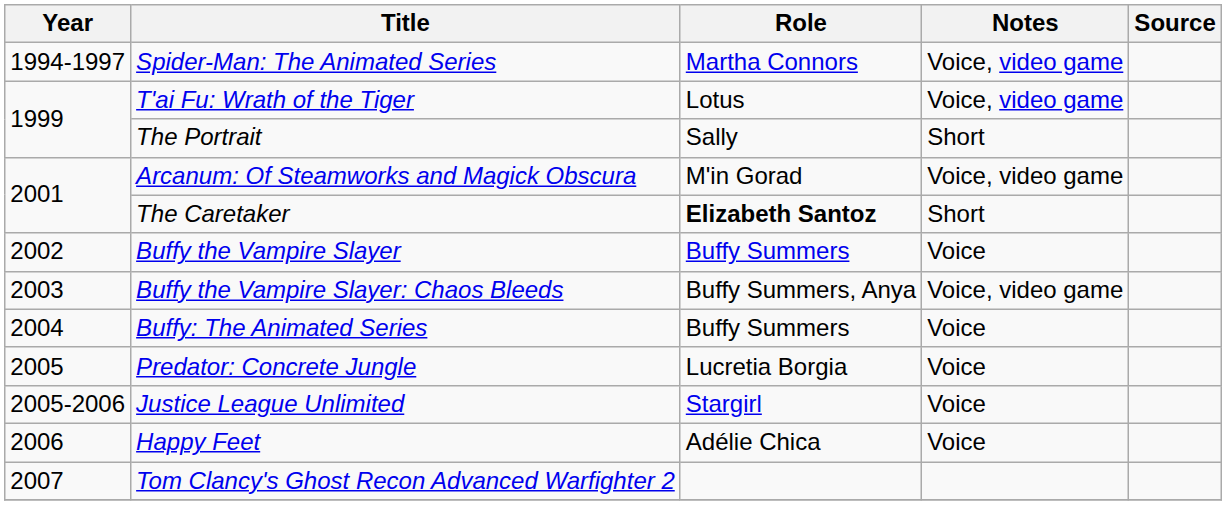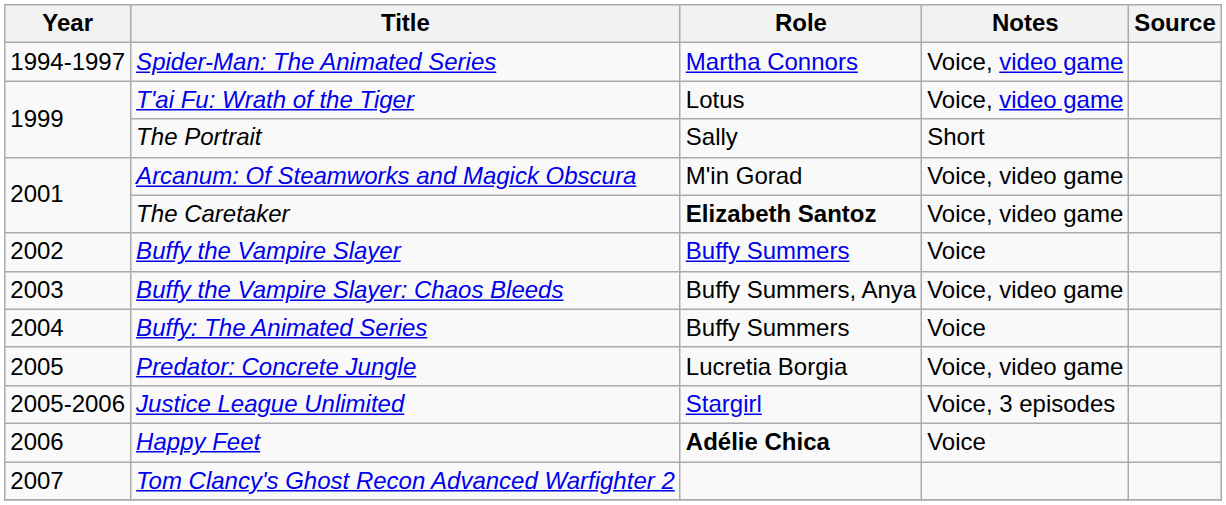(956, 213) Short -> (1025, 213) Voice, video game
(957, 366) Voice -> (1025, 366) Voice, video game
(957, 404) Voice -> (1021, 404) Voice, 3 episodes
(753, 442) normal -> (758, 442) bold
